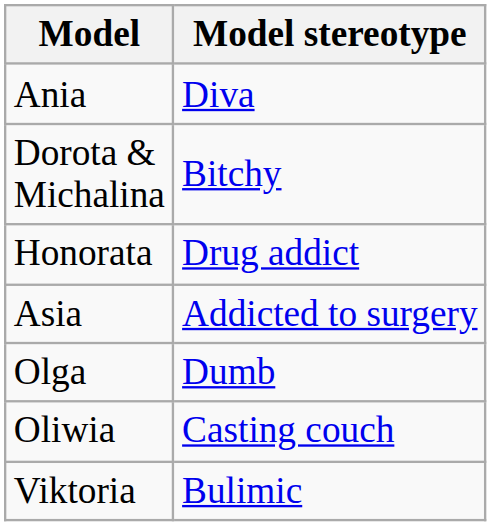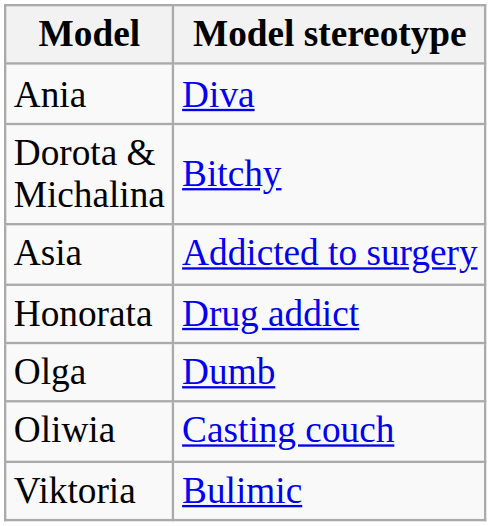rows swapped: (83, 253) <-> (48, 312)
